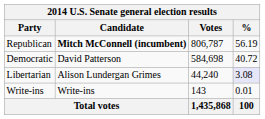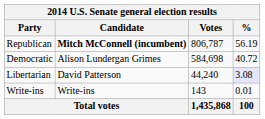(89, 59) David Patterson -> (109, 59) Alison Lundergan Grimes
(109, 75) Alison Lundergan Grimes -> (89, 75) David Patterson
